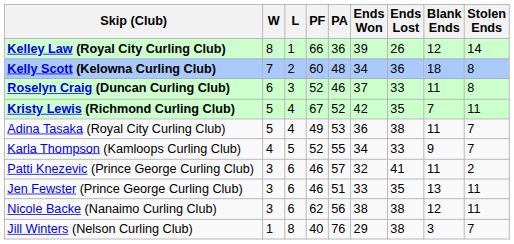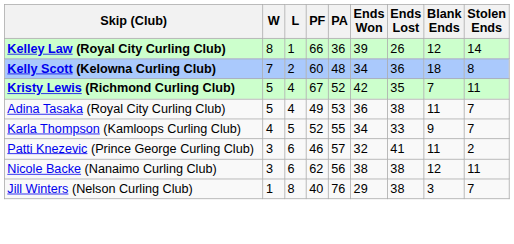- row: (119, 88)
- row: (125, 189)
